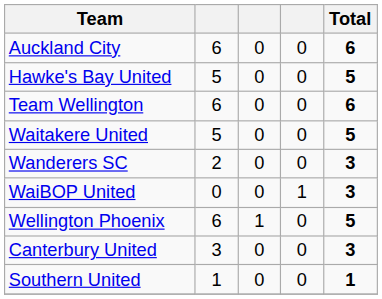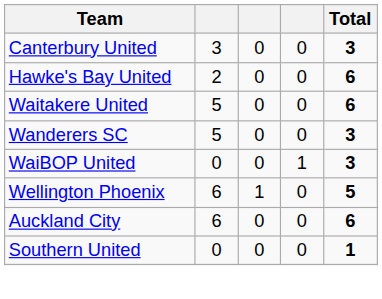rows swapped: (65, 47) <-> (83, 250)
(217, 76) 5 -> (217, 76) 2
(350, 76) 5 -> (350, 76) 6
- row: (76, 105)
(350, 134) 5 -> (350, 105) 6
(217, 163) 2 -> (217, 134) 5
(217, 279) 1 -> (217, 250) 0
